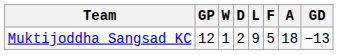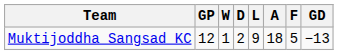columns swapped: (271, 16) <-> (290, 16)
